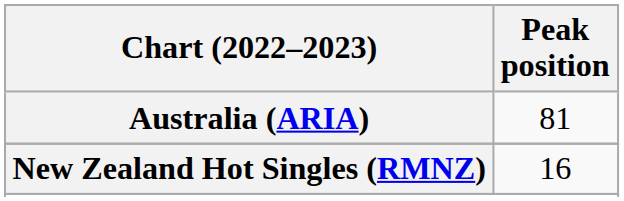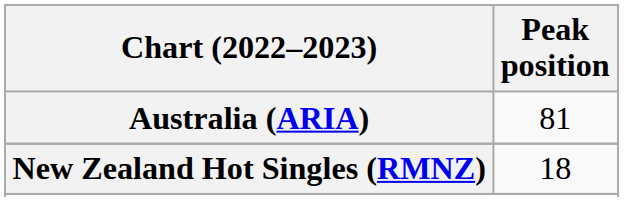(555, 168) 16 -> (555, 168) 18
